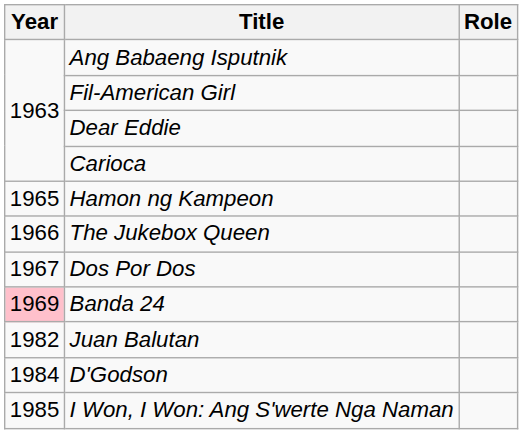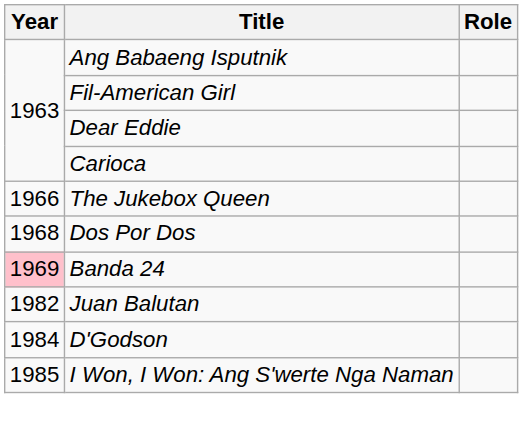- row: (172, 198)
(35, 269) 1967 -> (35, 233) 1968
